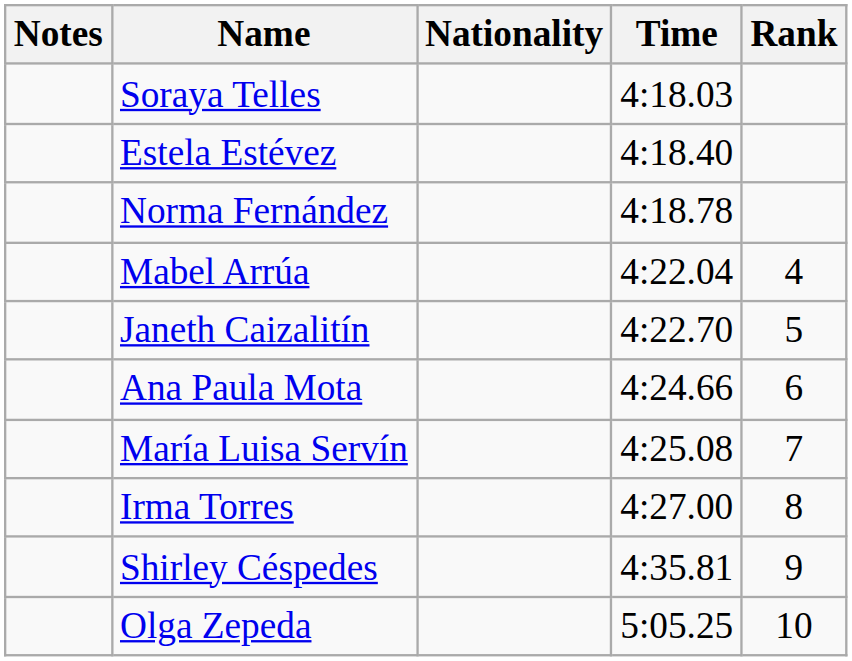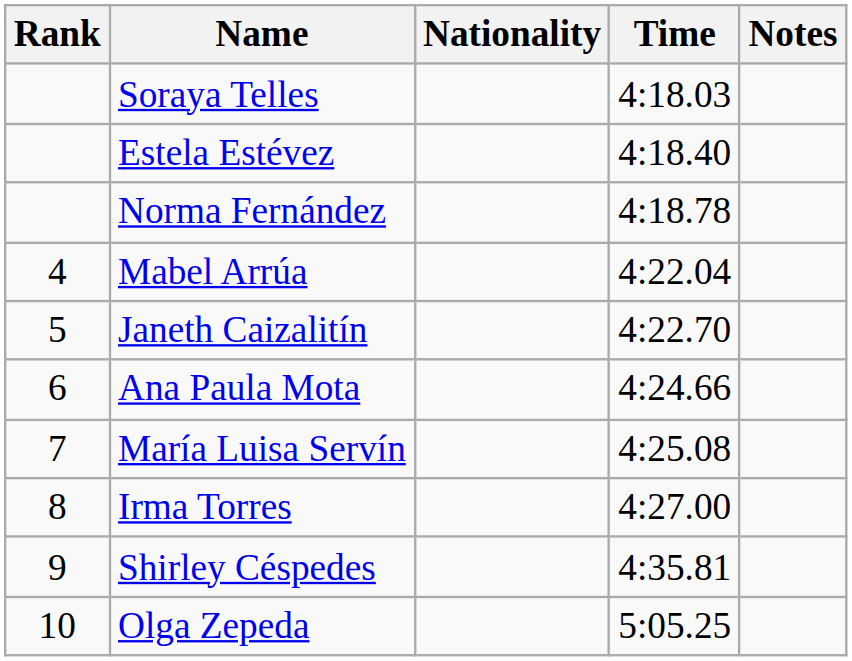columns swapped: (794, 34) <-> (58, 34)
